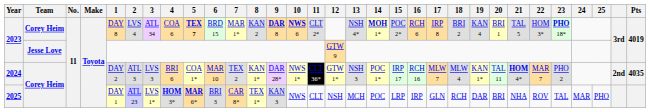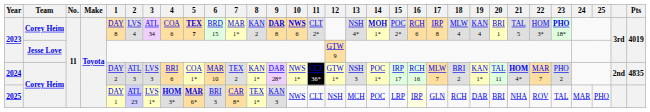(459, 28) BRI 2 -> (459, 28) MLW 4
(459, 73) MLW 4 -> (459, 73) BRI 2
(636, 73) 4035 -> (636, 73) 4835
(417, 96) no background -> (417, 96) lightyellow background
